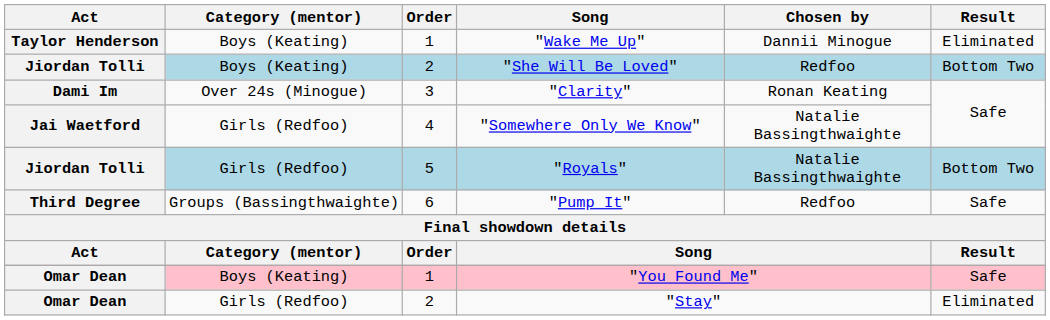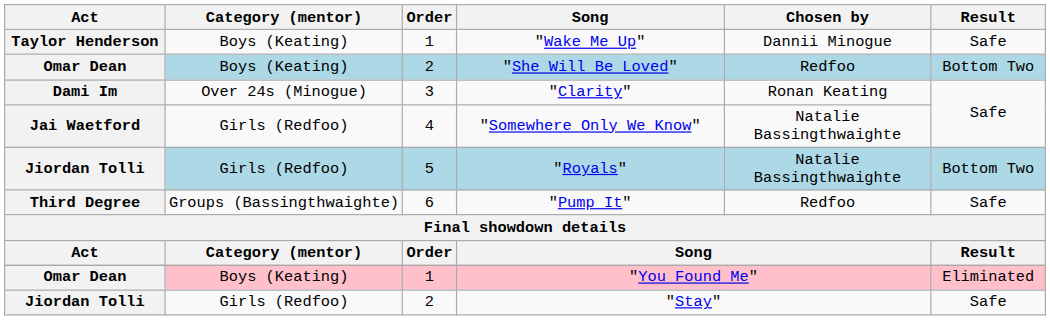(988, 42) Eliminated -> (988, 42) Safe
(85, 67) Jiordan Tolli -> (85, 67) Omar Dean
(988, 278) Safe -> (988, 278) Eliminated
(85, 303) Omar Dean -> (85, 303) Jiordan Tolli
(988, 303) Eliminated -> (988, 303) Safe
